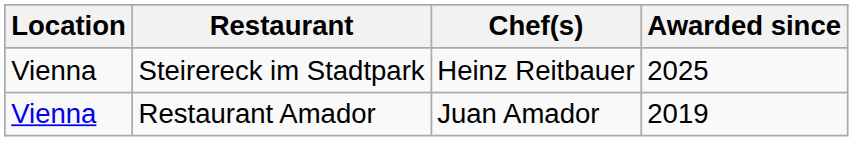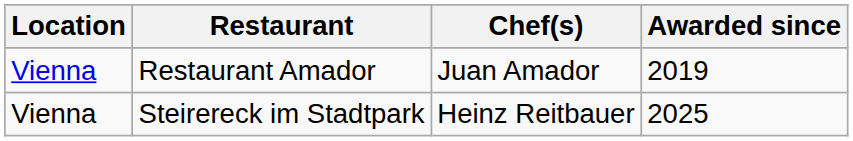rows swapped: (257, 113) <-> (282, 69)
